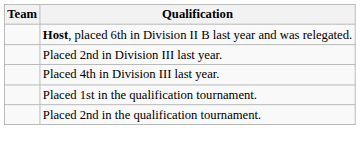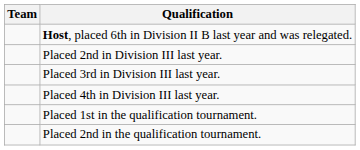+ row: (132, 74)
